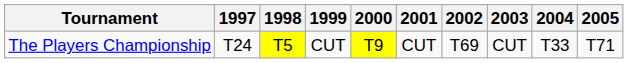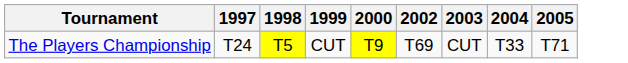- column: (419, 18)
